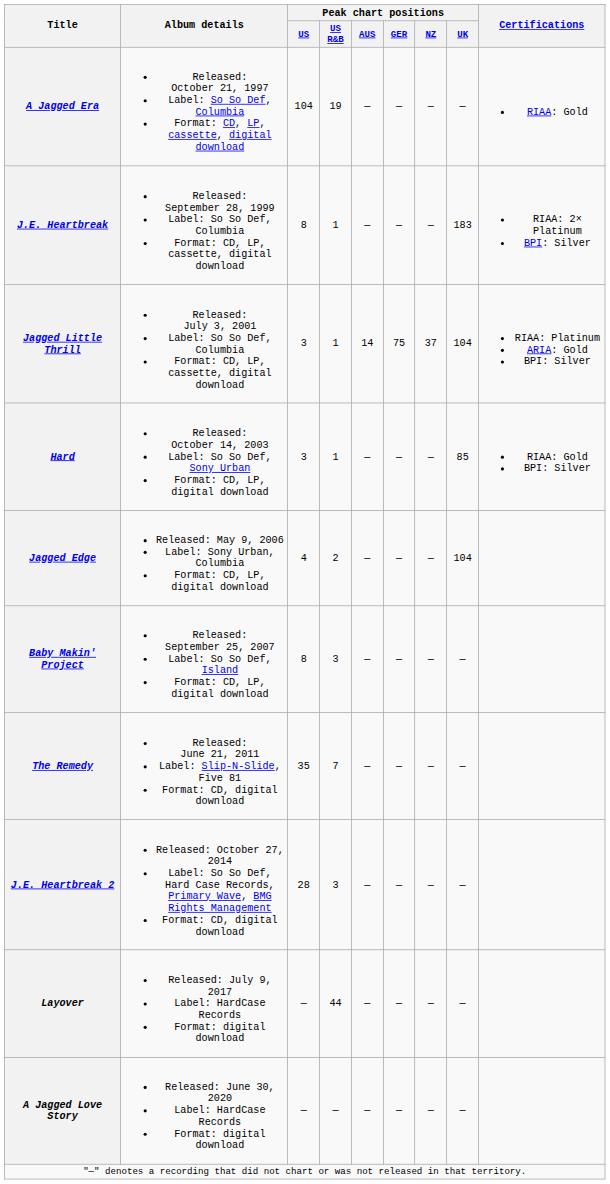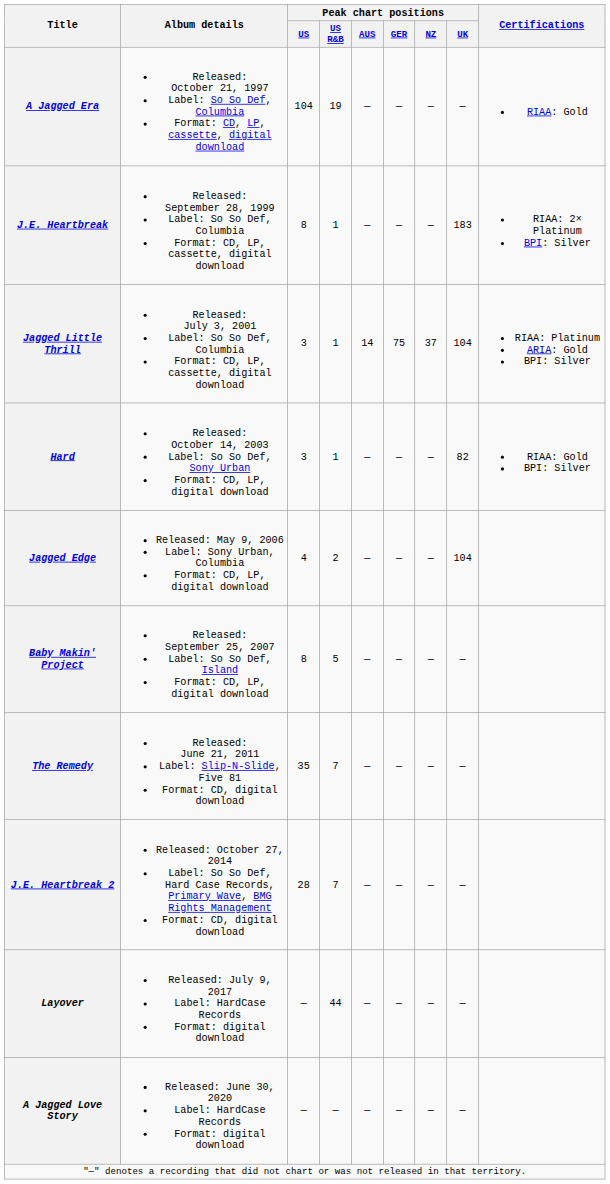(463, 457) 85 -> (463, 457) 82
(336, 659) 3 -> (336, 659) 5
(336, 885) 3 -> (336, 885) 7
